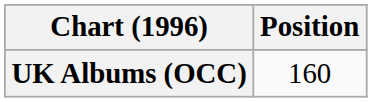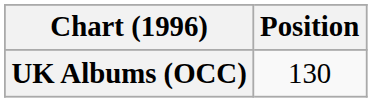(310, 73) 160 -> (310, 73) 130
